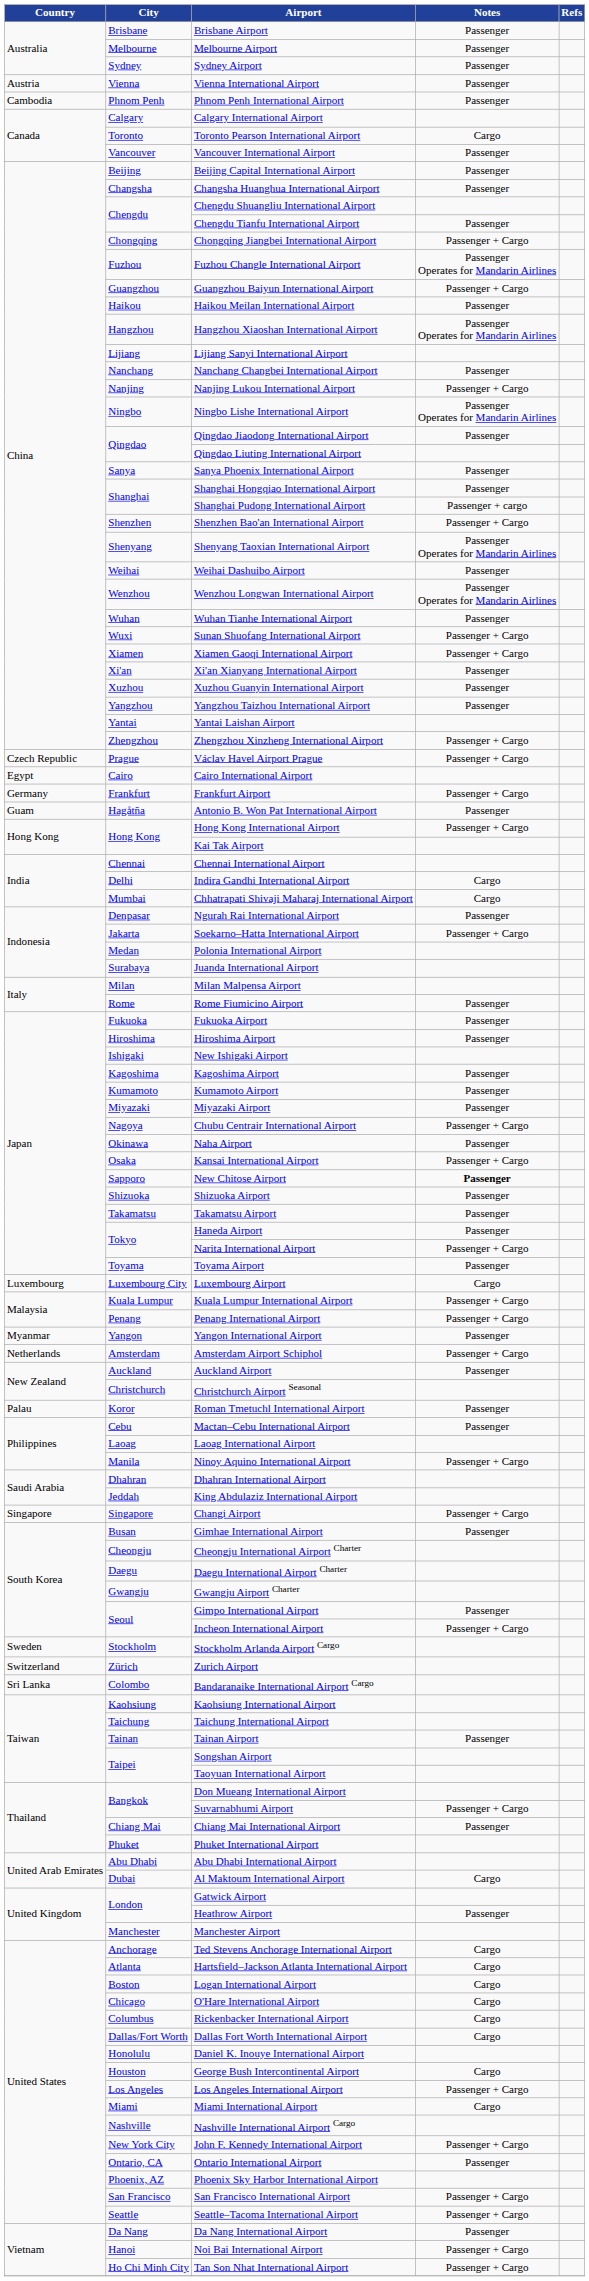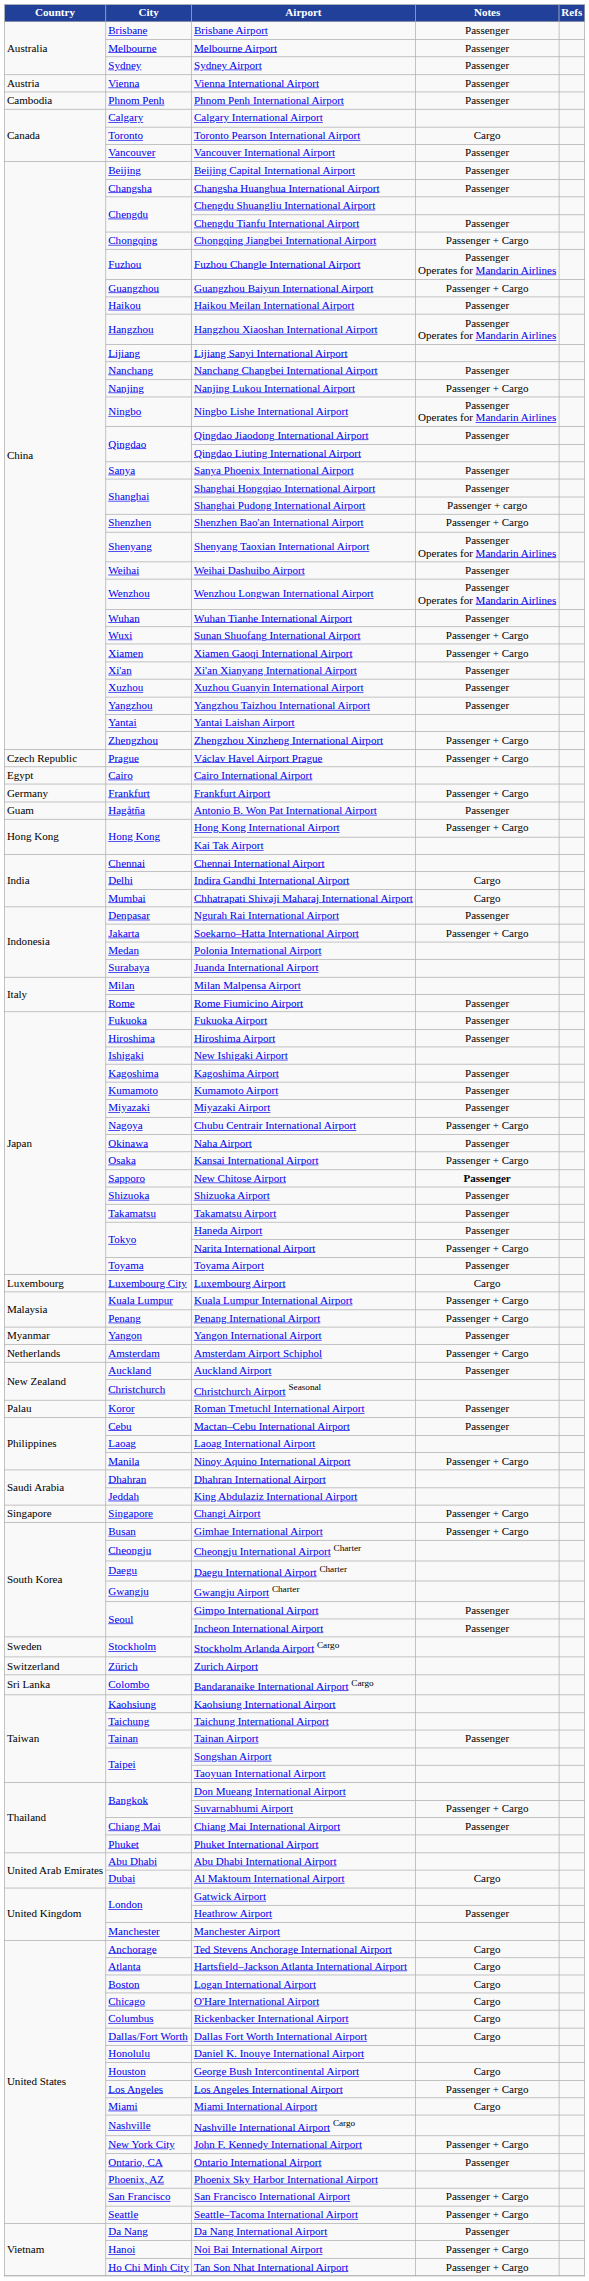(487, 1531) Passenger -> (487, 1531) Passenger + Cargo
(487, 1628) Passenger + Cargo -> (487, 1628) Passenger
